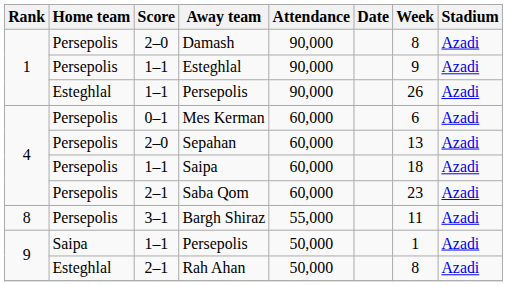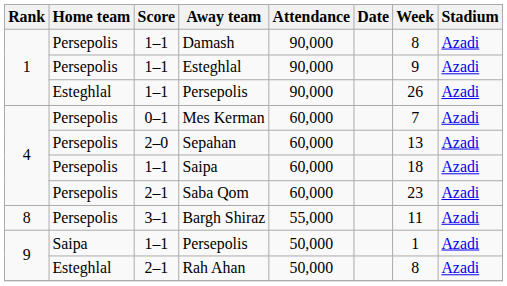(156, 42) 2–0 -> (156, 42) 1–1
(415, 117) 6 -> (415, 117) 7
